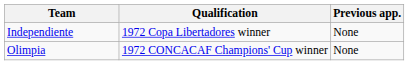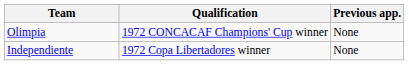rows swapped: (40, 32) <-> (26, 50)
